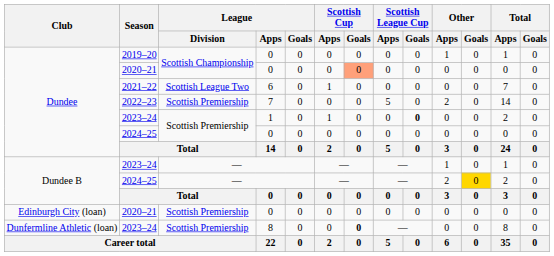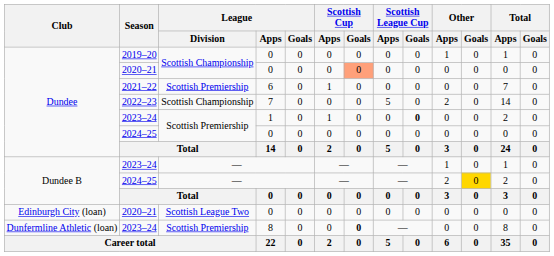(207, 86) Scottish League Two -> (207, 86) Scottish Premiership
(207, 102) Scottish Premiership -> (207, 102) Scottish Championship
(207, 212) Scottish Premiership -> (207, 212) Scottish League Two
